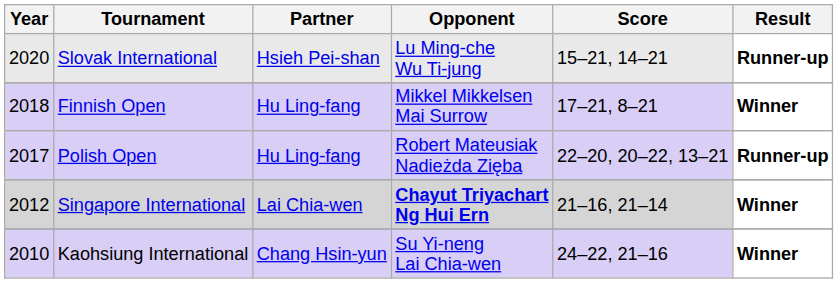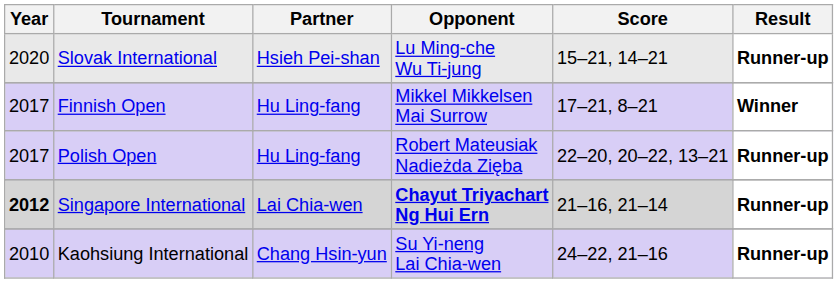(29, 107) 2018 -> (29, 107) 2017
(29, 205) normal -> (29, 205) bold
(768, 205) Winner -> (783, 205) Runner-up
(768, 253) Winner -> (783, 253) Runner-up
